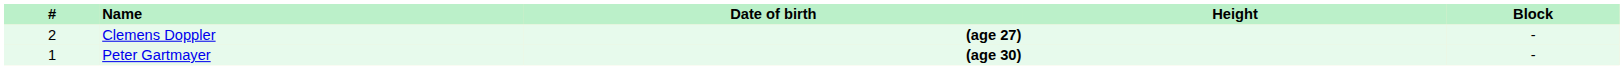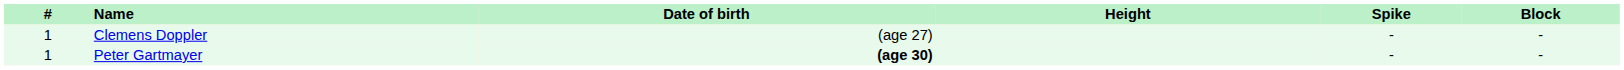+ column: (1391, 14)
(52, 35) 2 -> (48, 35) 1
(994, 35) bold -> (905, 35) normal
